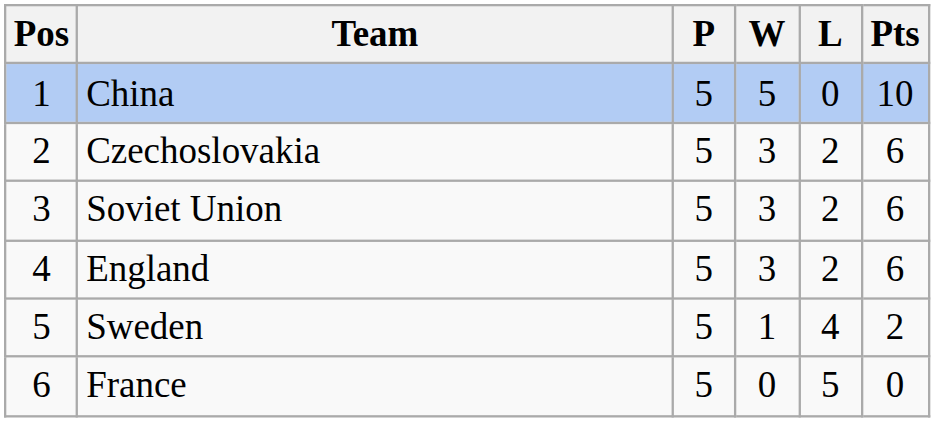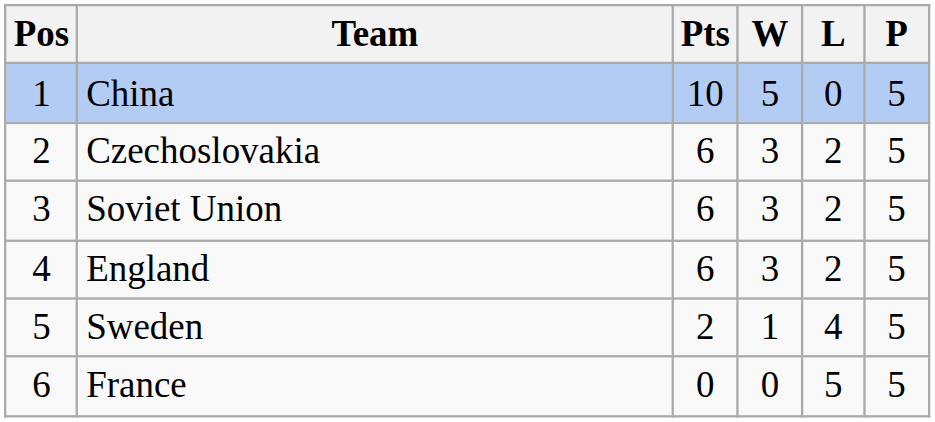columns swapped: (704, 33) <-> (895, 33)
